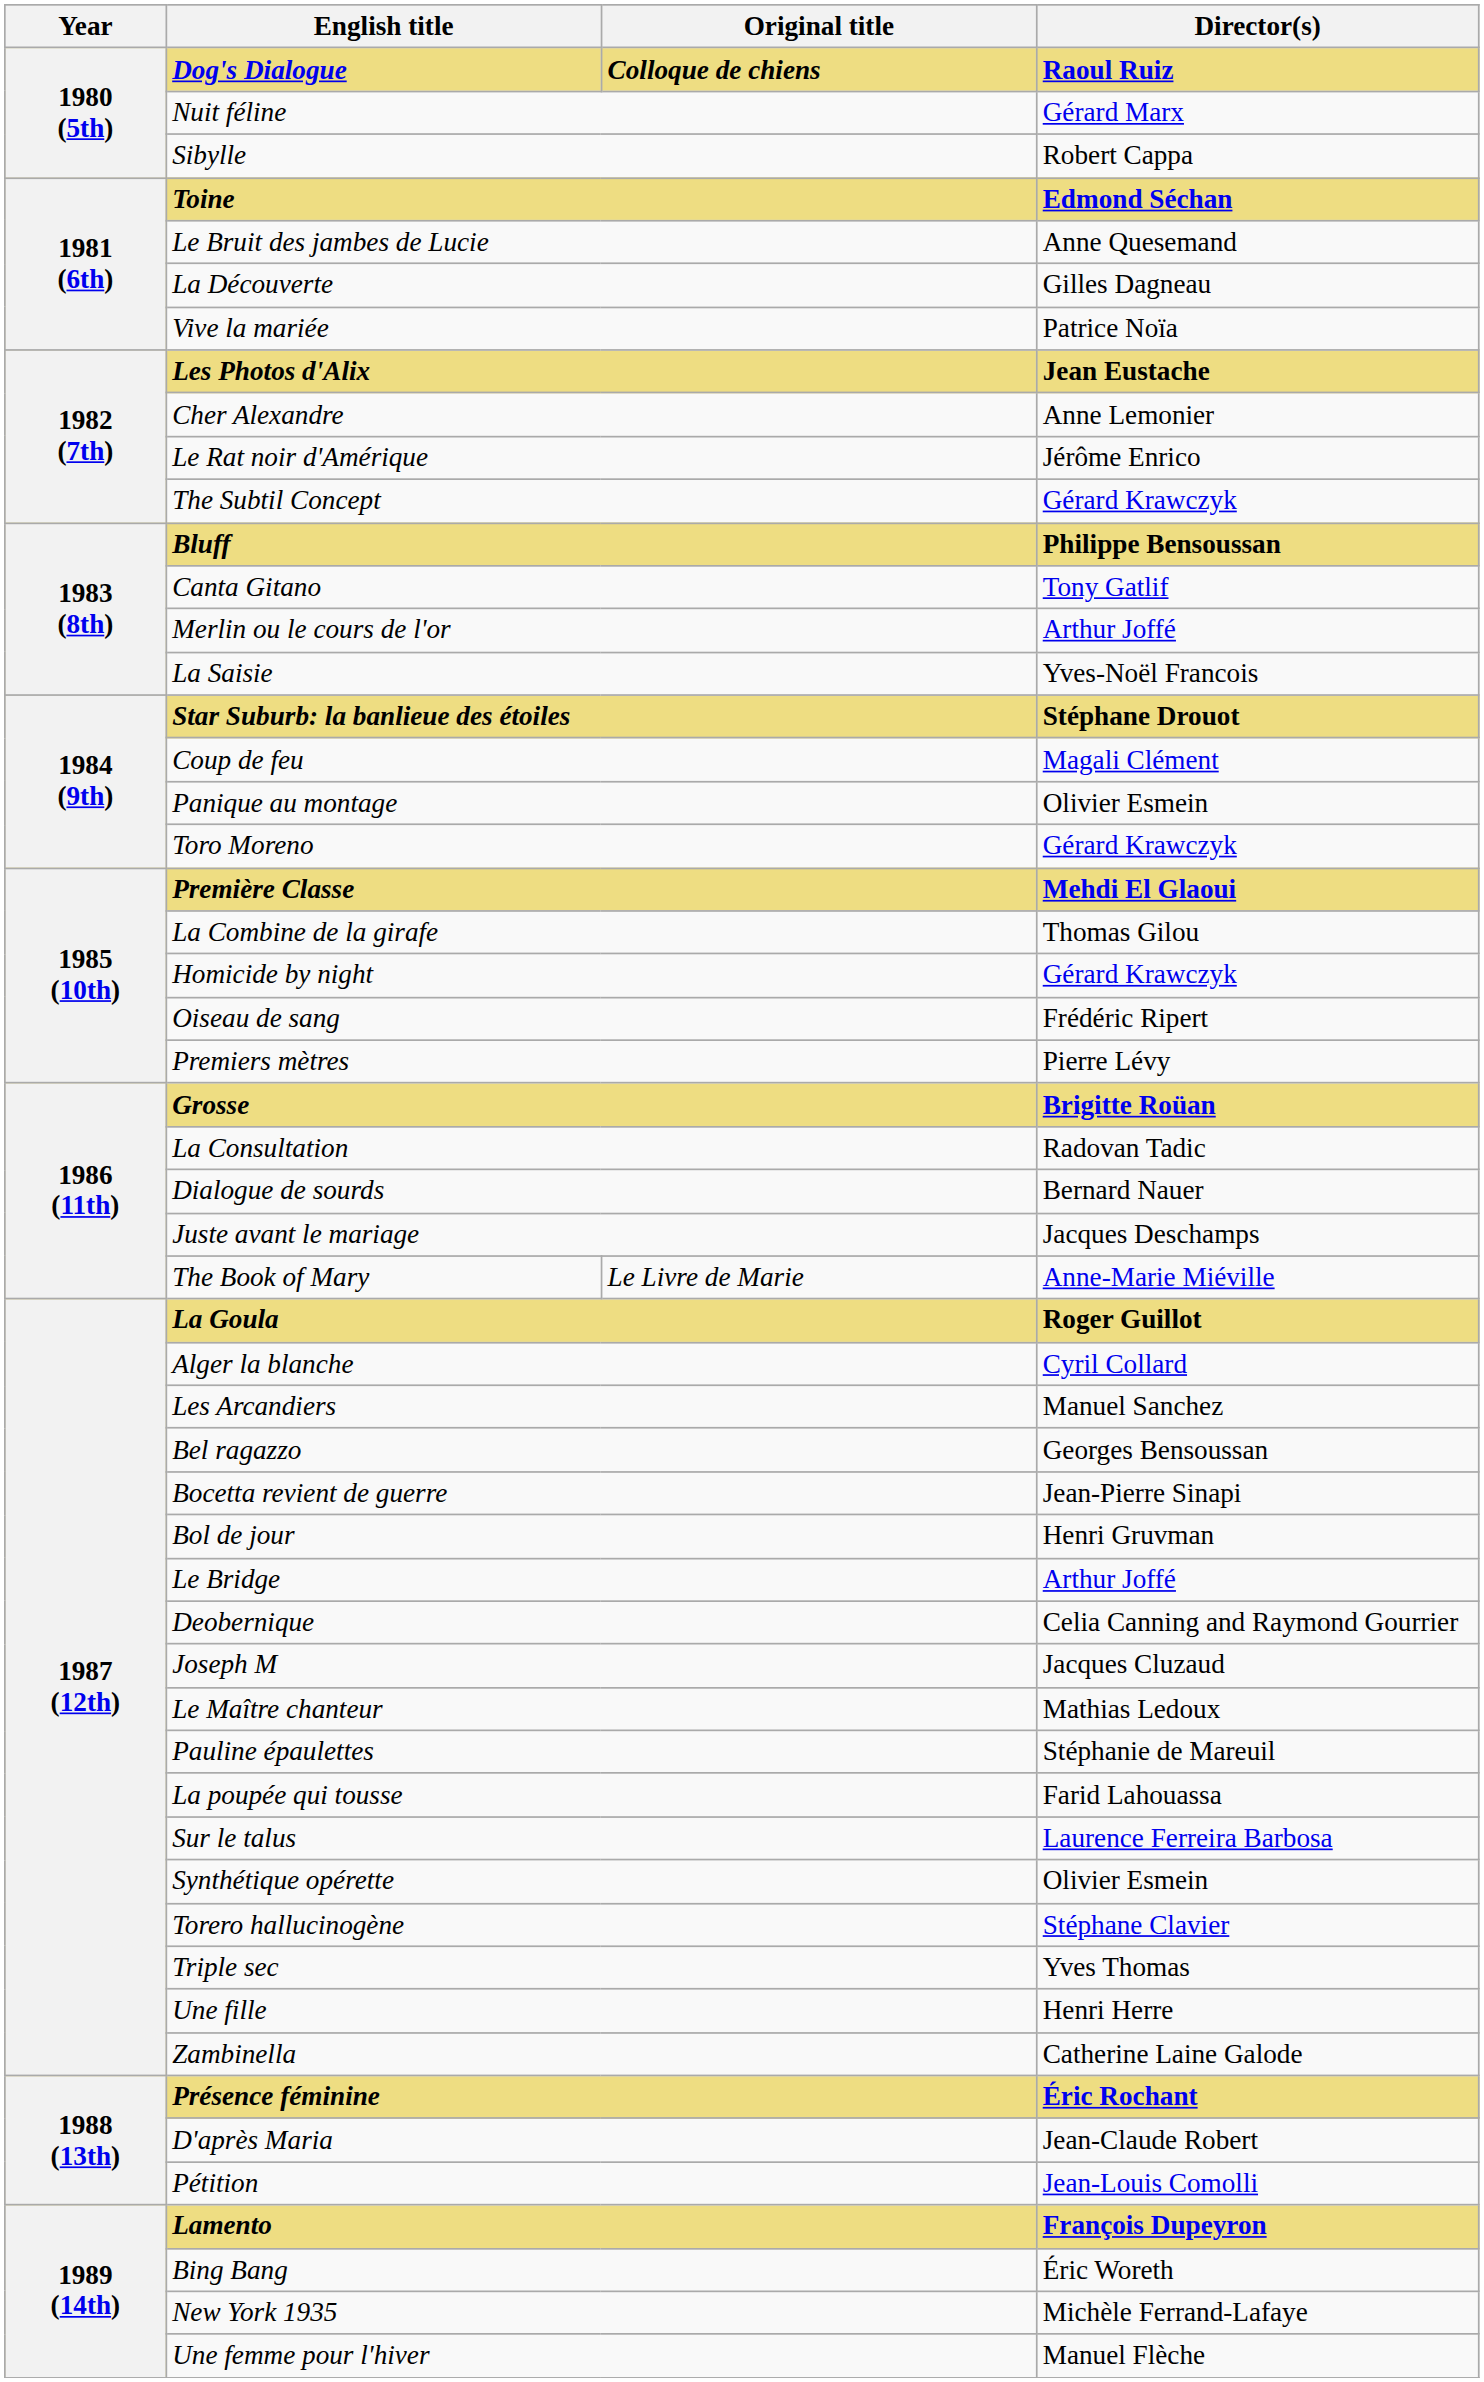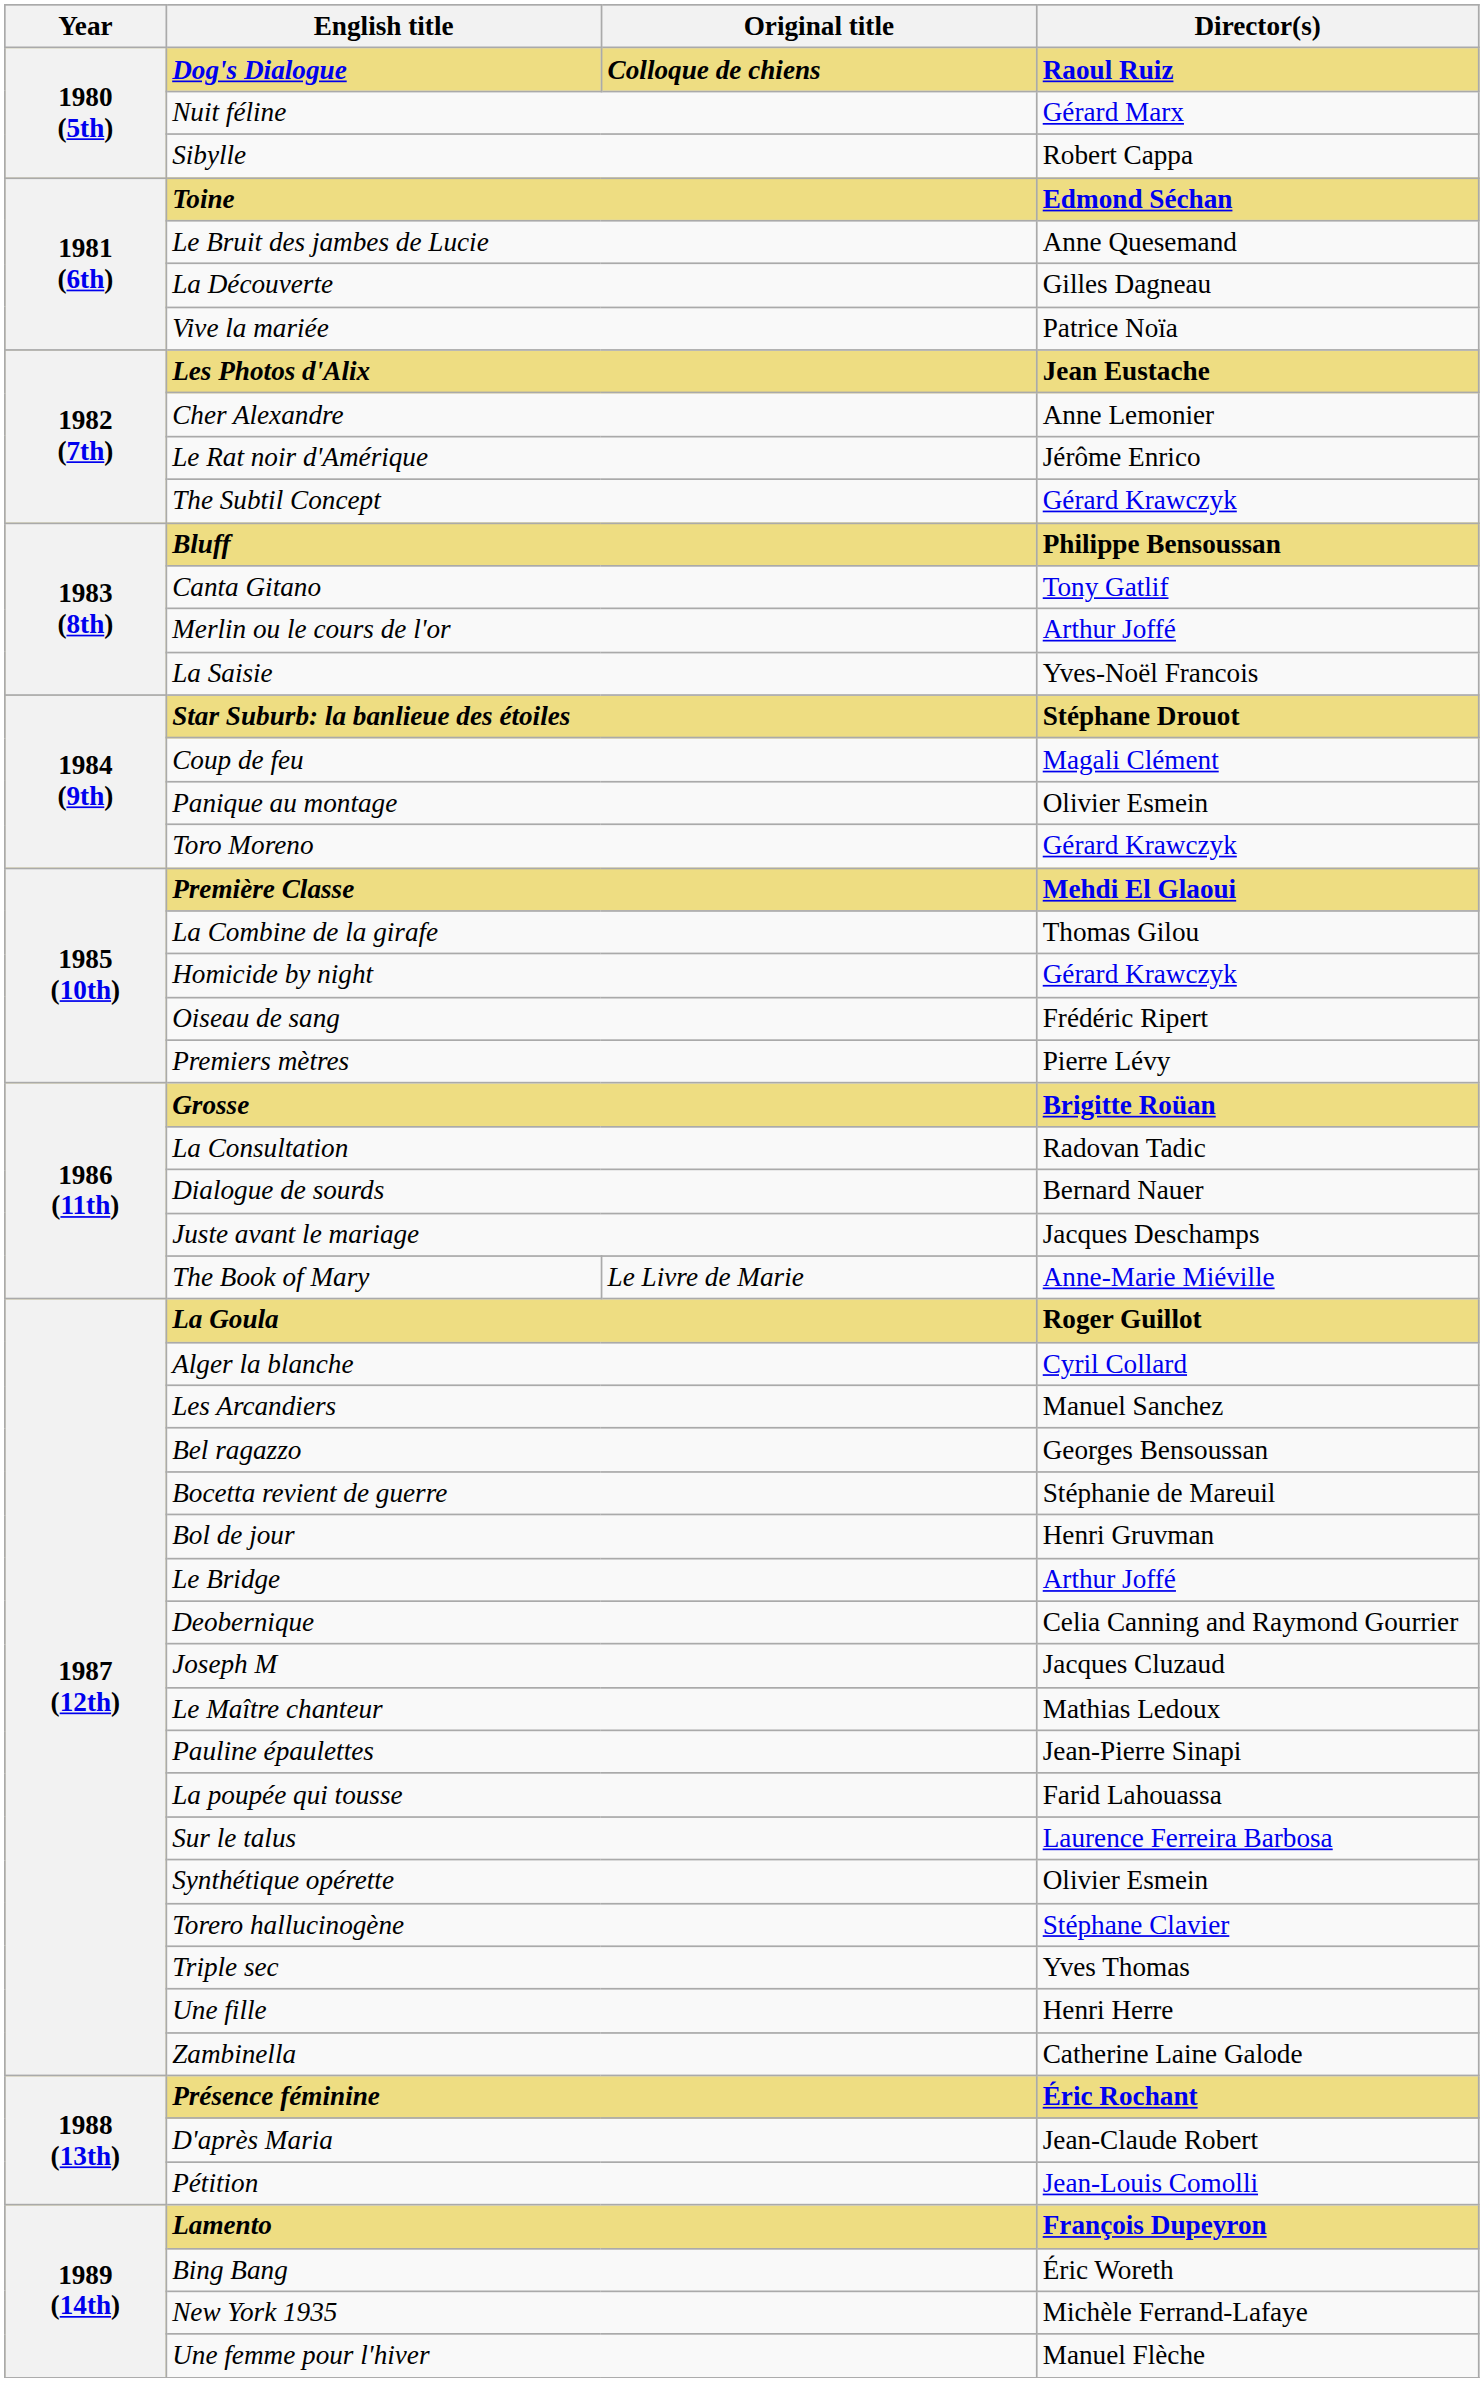(1142, 1492) Jean-Pierre Sinapi -> (1159, 1492) Stéphanie de Mareuil
(1159, 1751) Stéphanie de Mareuil -> (1142, 1751) Jean-Pierre Sinapi
